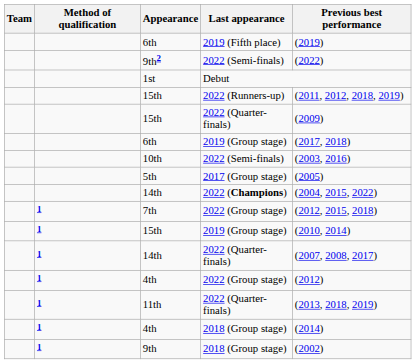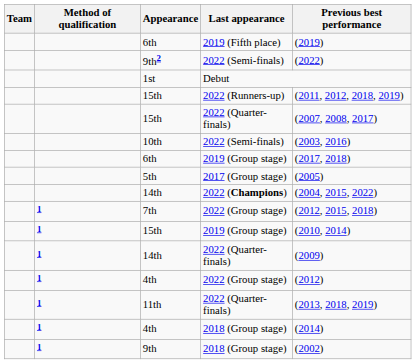(309, 118) (2009) -> (336, 118) (2007, 2008, 2017)
rows swapped: (152, 159) <-> (150, 142)
(336, 255) (2007, 2008, 2017) -> (309, 255) (2009)
